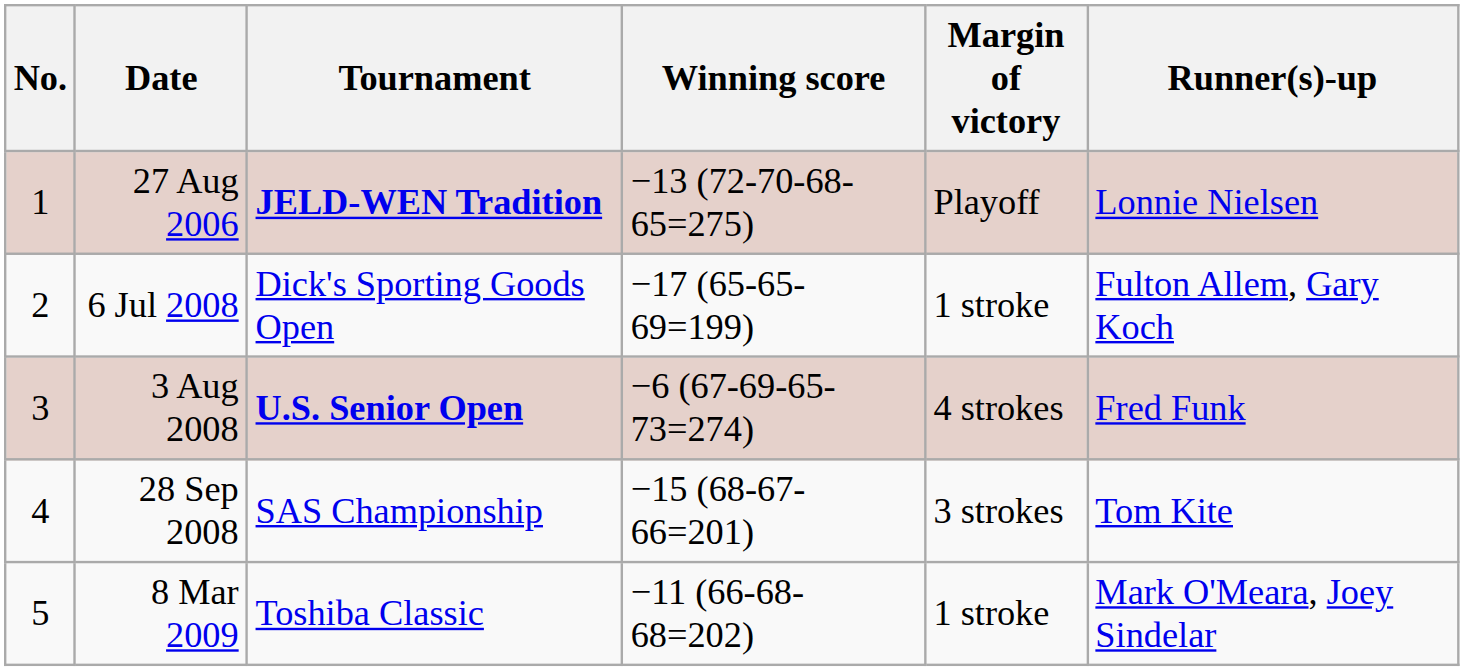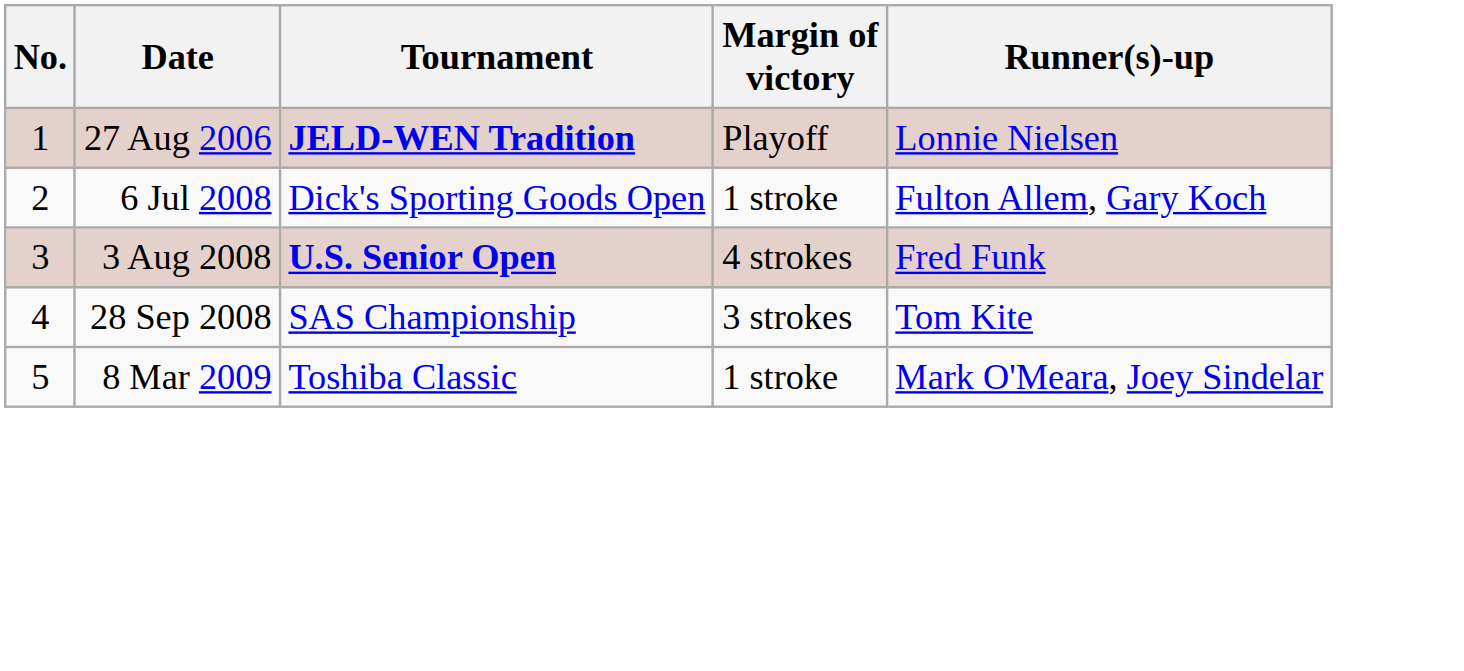- column: (774, 77)
